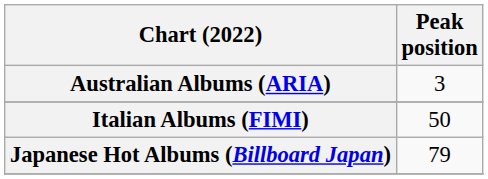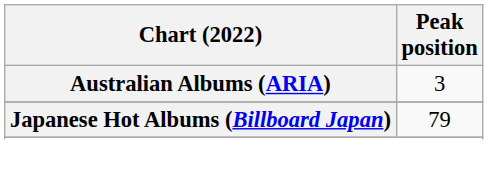- row: (200, 119)
